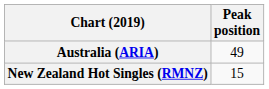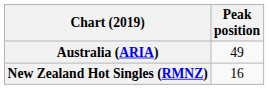(237, 73) 15 -> (237, 73) 16
